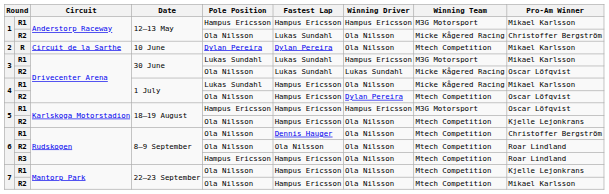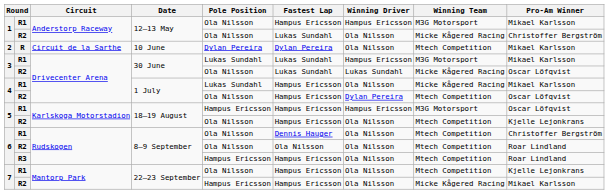(238, 23) Hampus Ericsson -> (229, 23) Ola Nilsson
(229, 183) Ola Nilsson -> (238, 183) Hampus Ericsson
(453, 183) Mtech Competition -> (460, 183) Micke Kågered Racing
